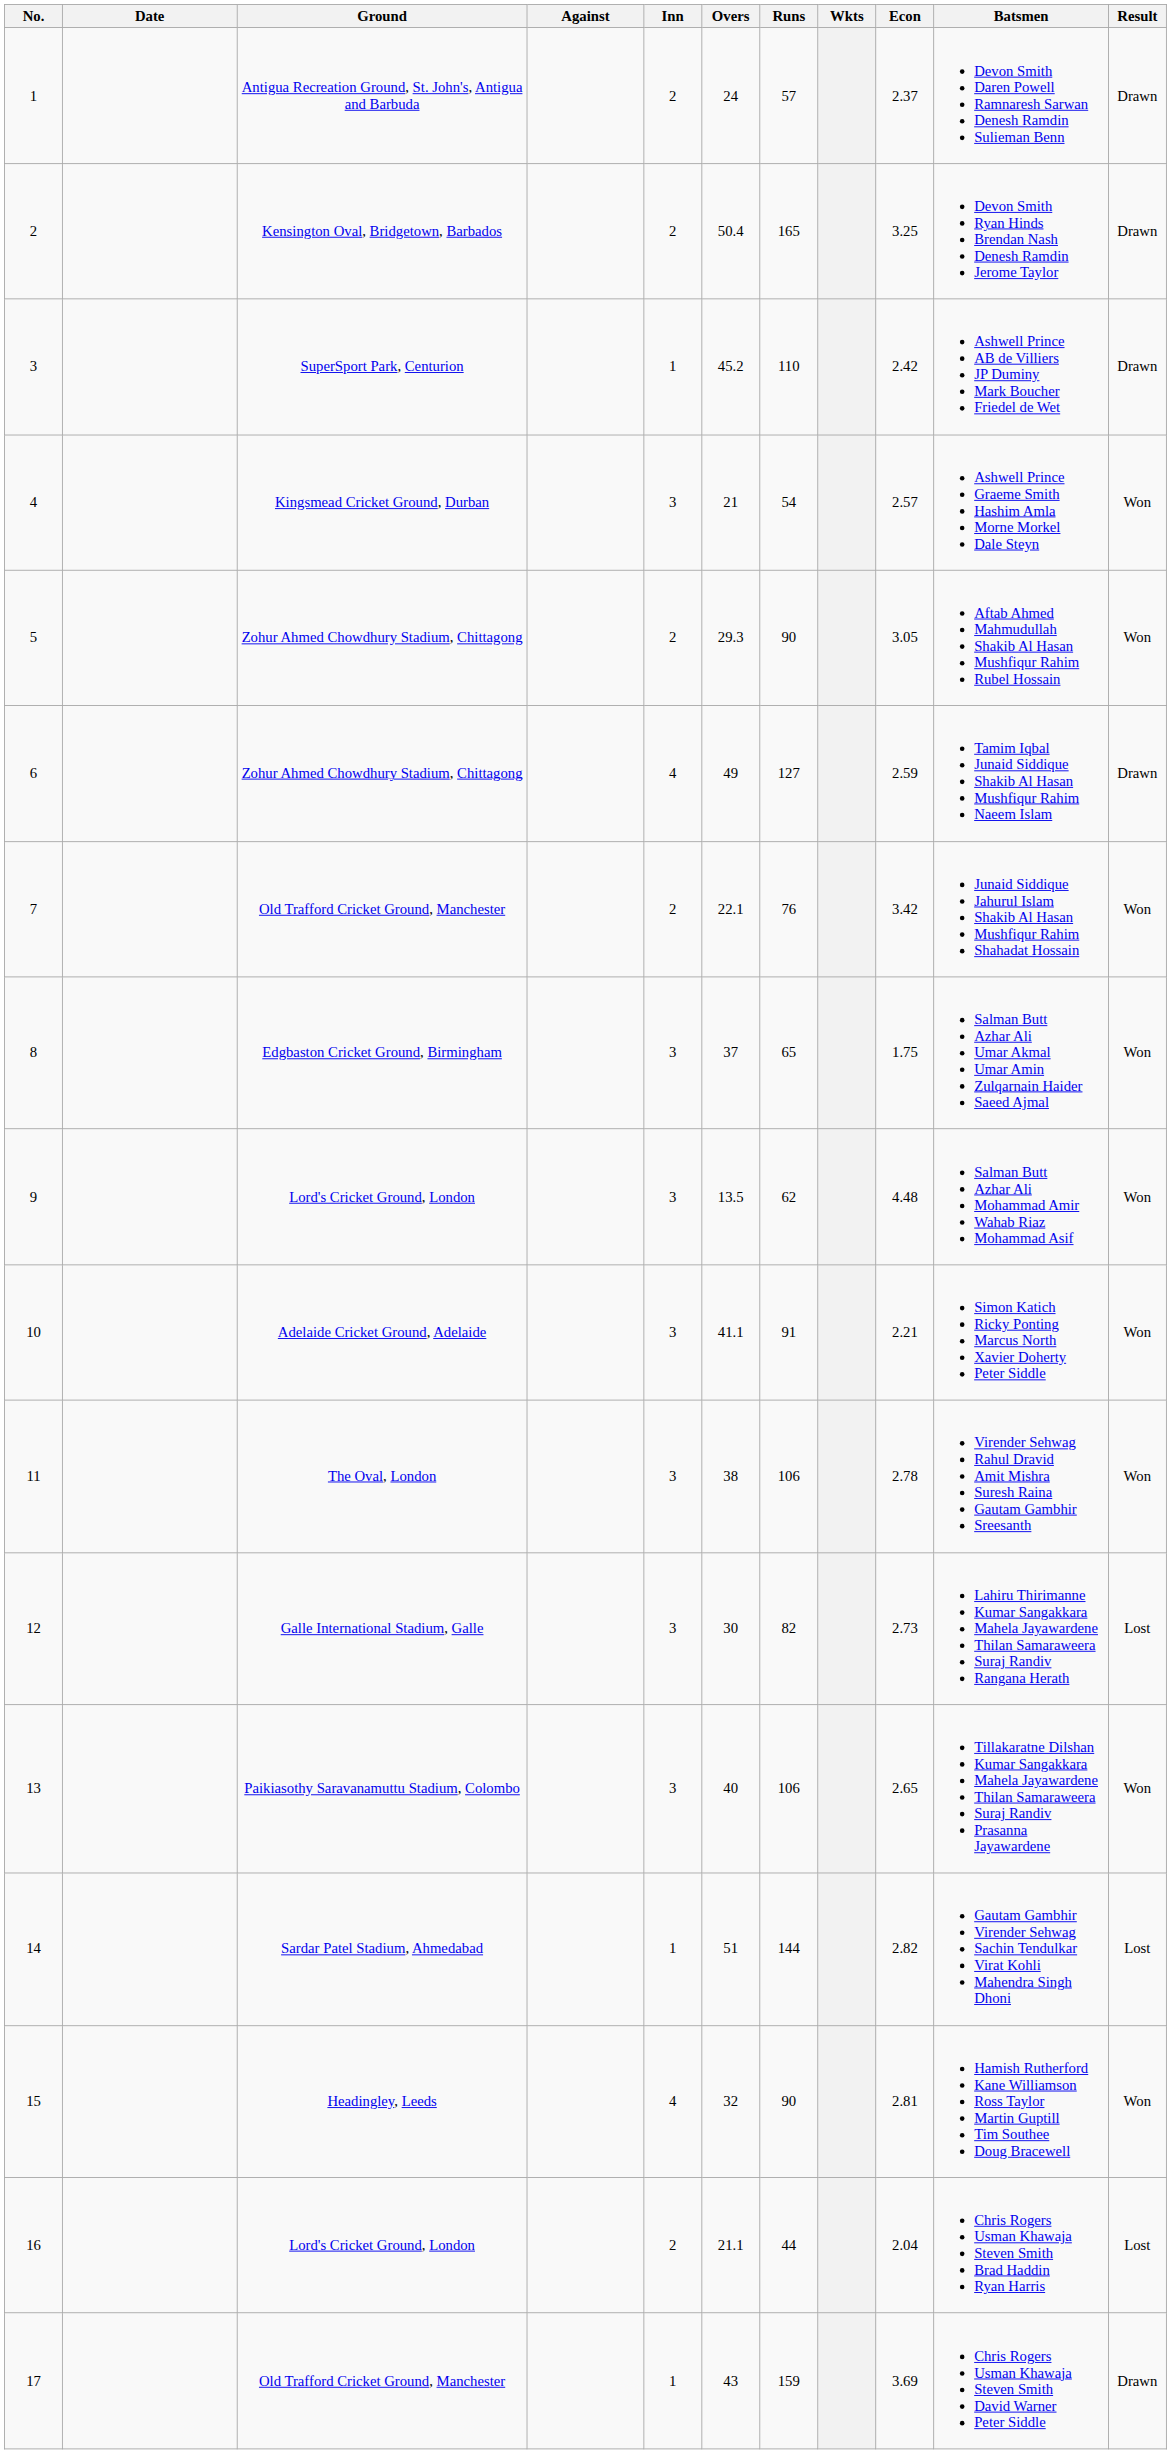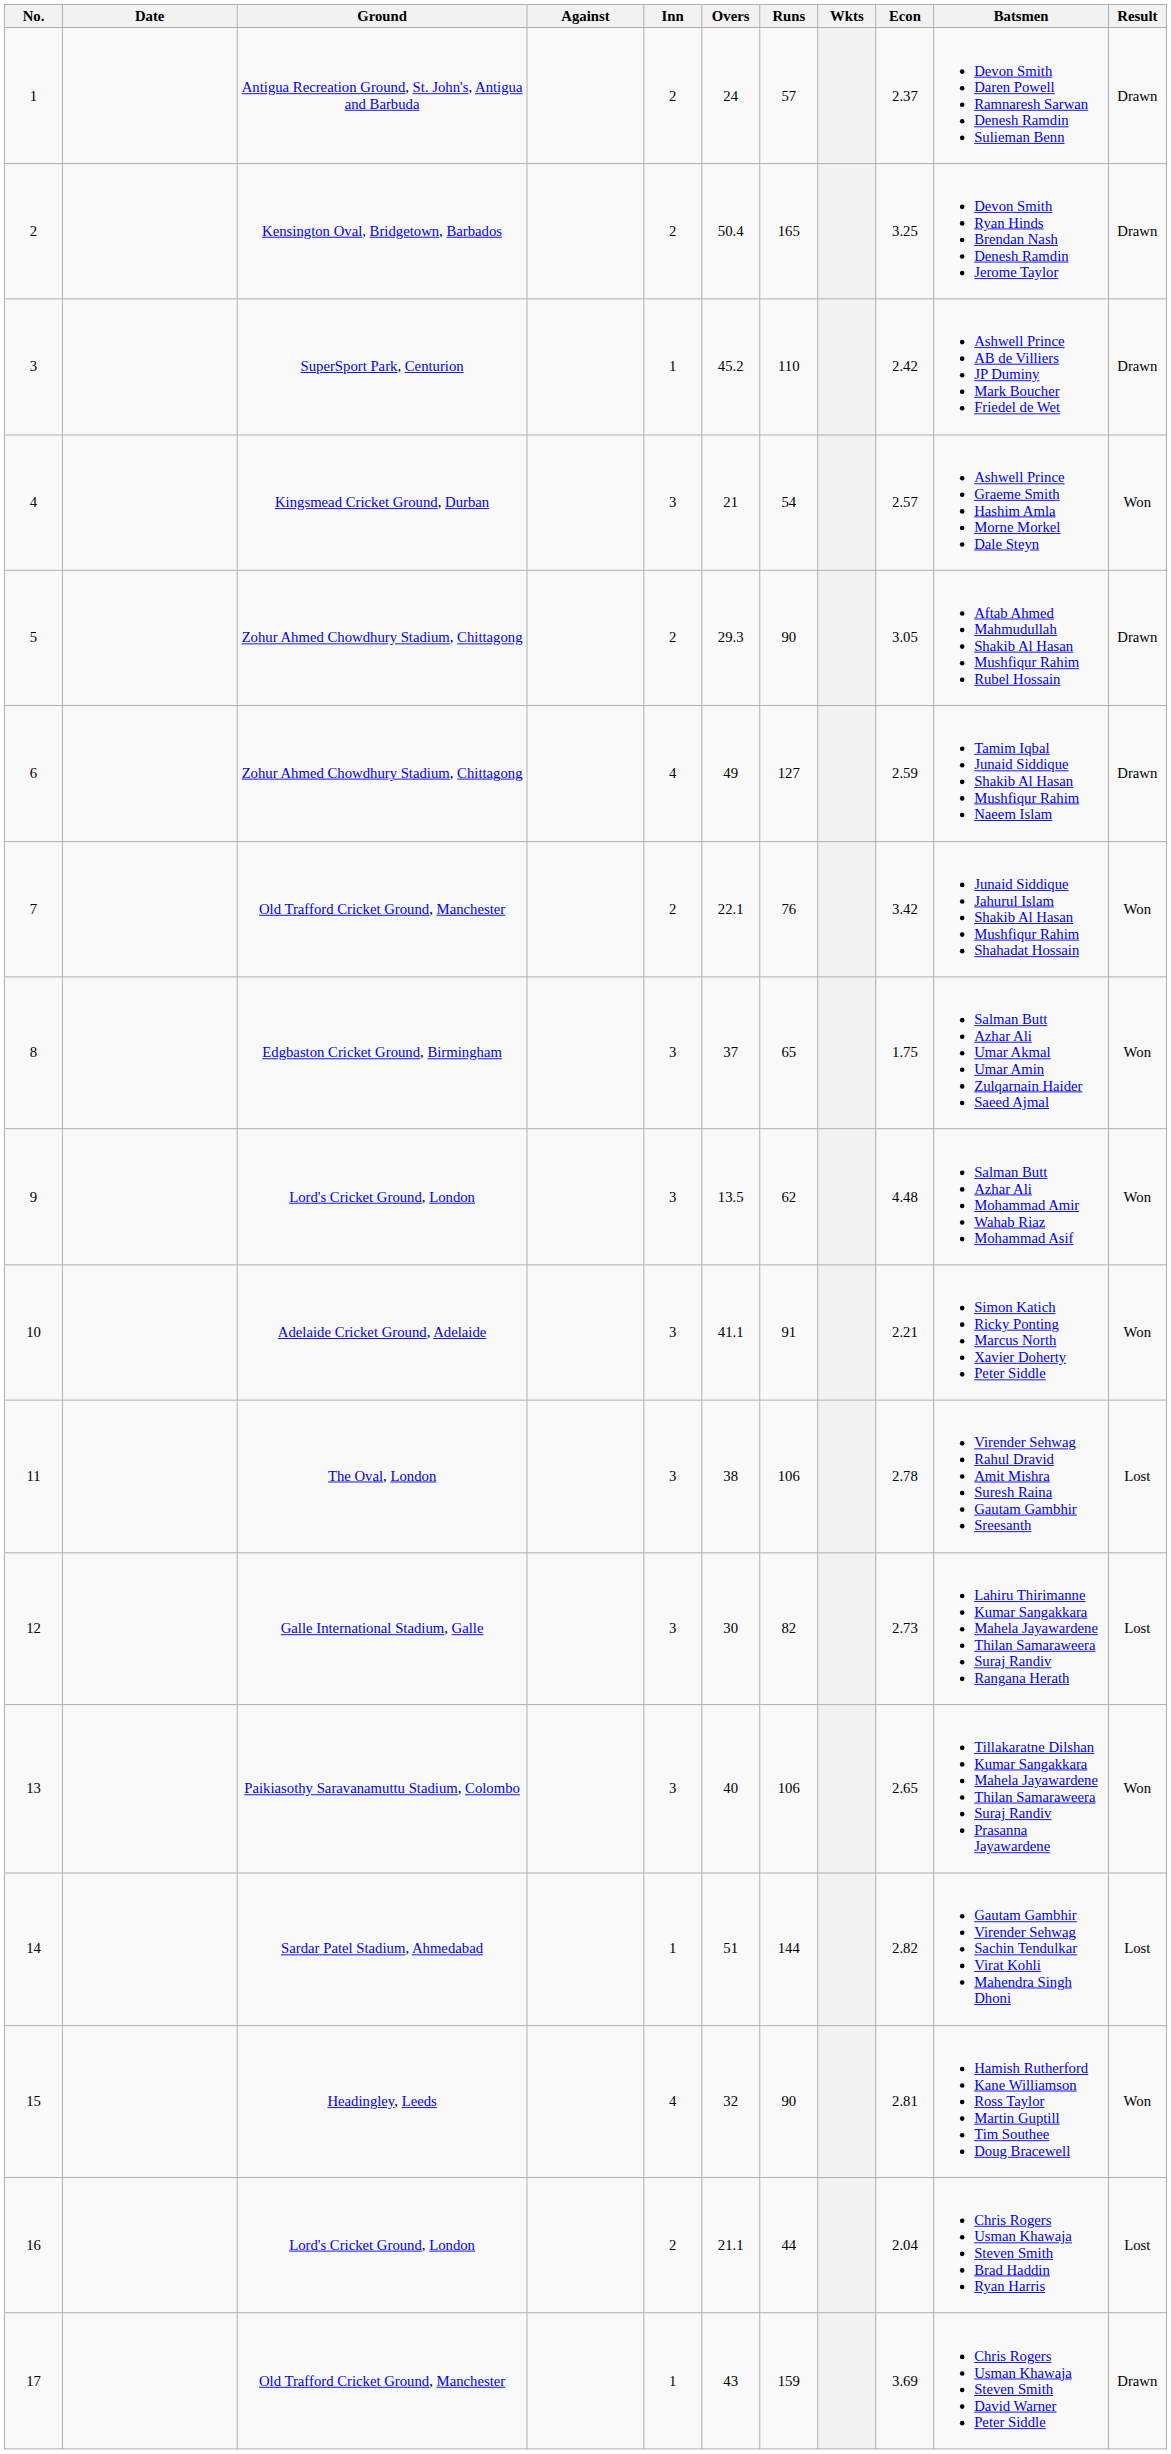(1137, 637) Won -> (1137, 637) Drawn
(1137, 1476) Won -> (1137, 1476) Lost
